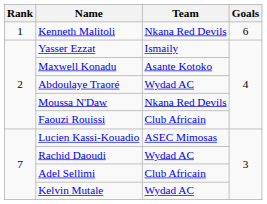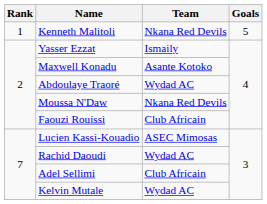(245, 31) 6 -> (245, 31) 5
